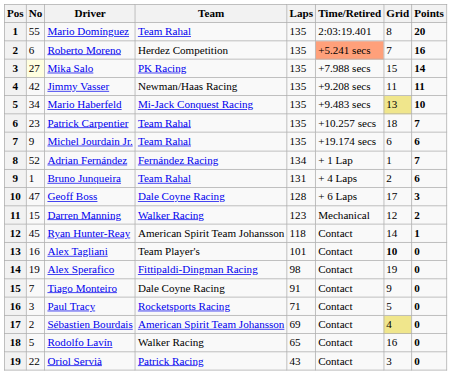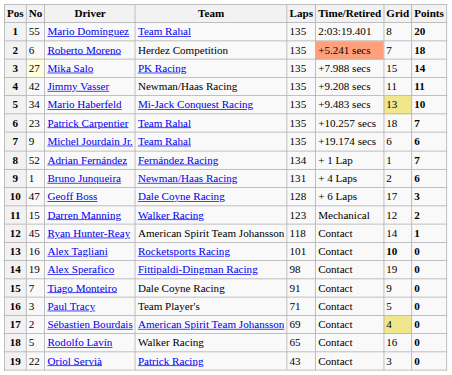(420, 50) 16 -> (420, 50) 18
(164, 178) Team Rahal -> (188, 178) Newman/Haas Racing
(169, 251) Team Player's -> (184, 251) Rocketsports Racing
(184, 306) Rocketsports Racing -> (169, 306) Team Player's
